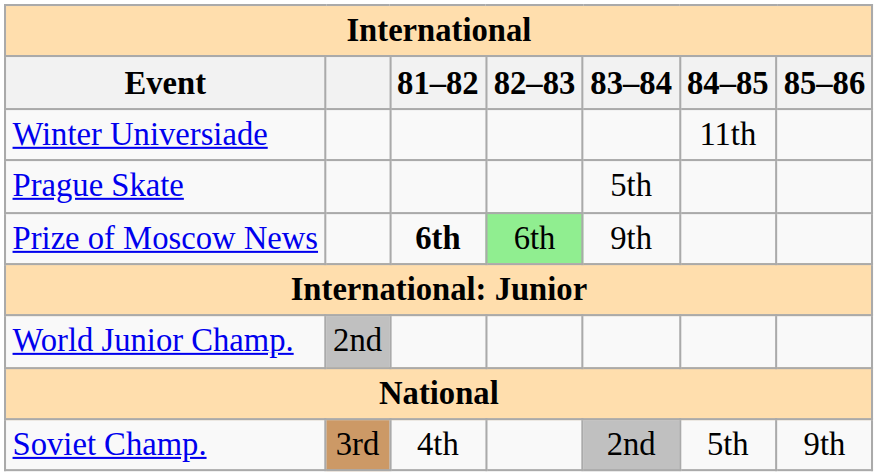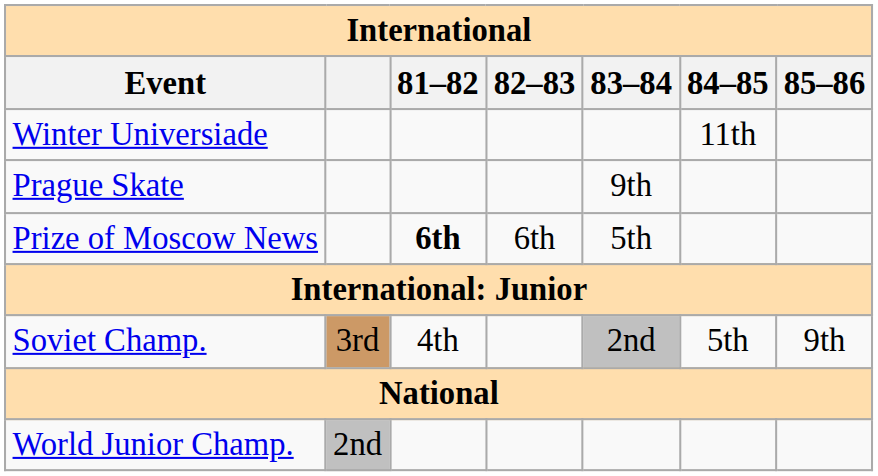(631, 185) 5th -> (631, 185) 9th
(535, 237) lightgreen background -> (535, 237) no background
(631, 237) 9th -> (631, 237) 5th
rows swapped: (153, 340) <-> (110, 444)
